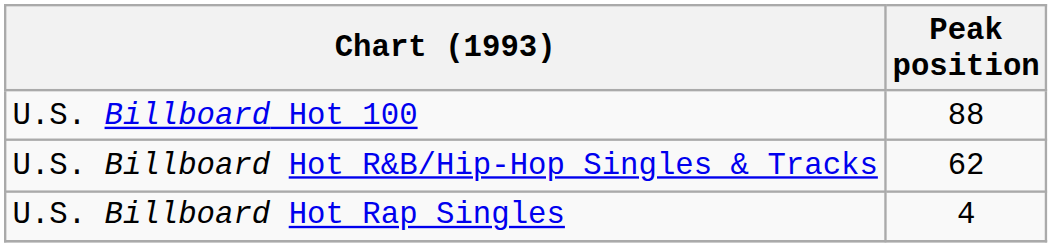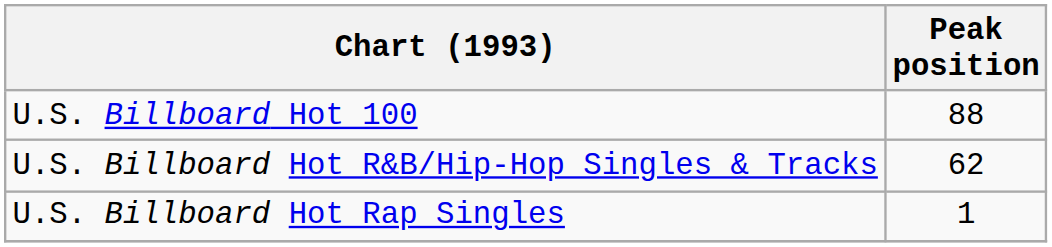(966, 216) 4 -> (966, 216) 1
